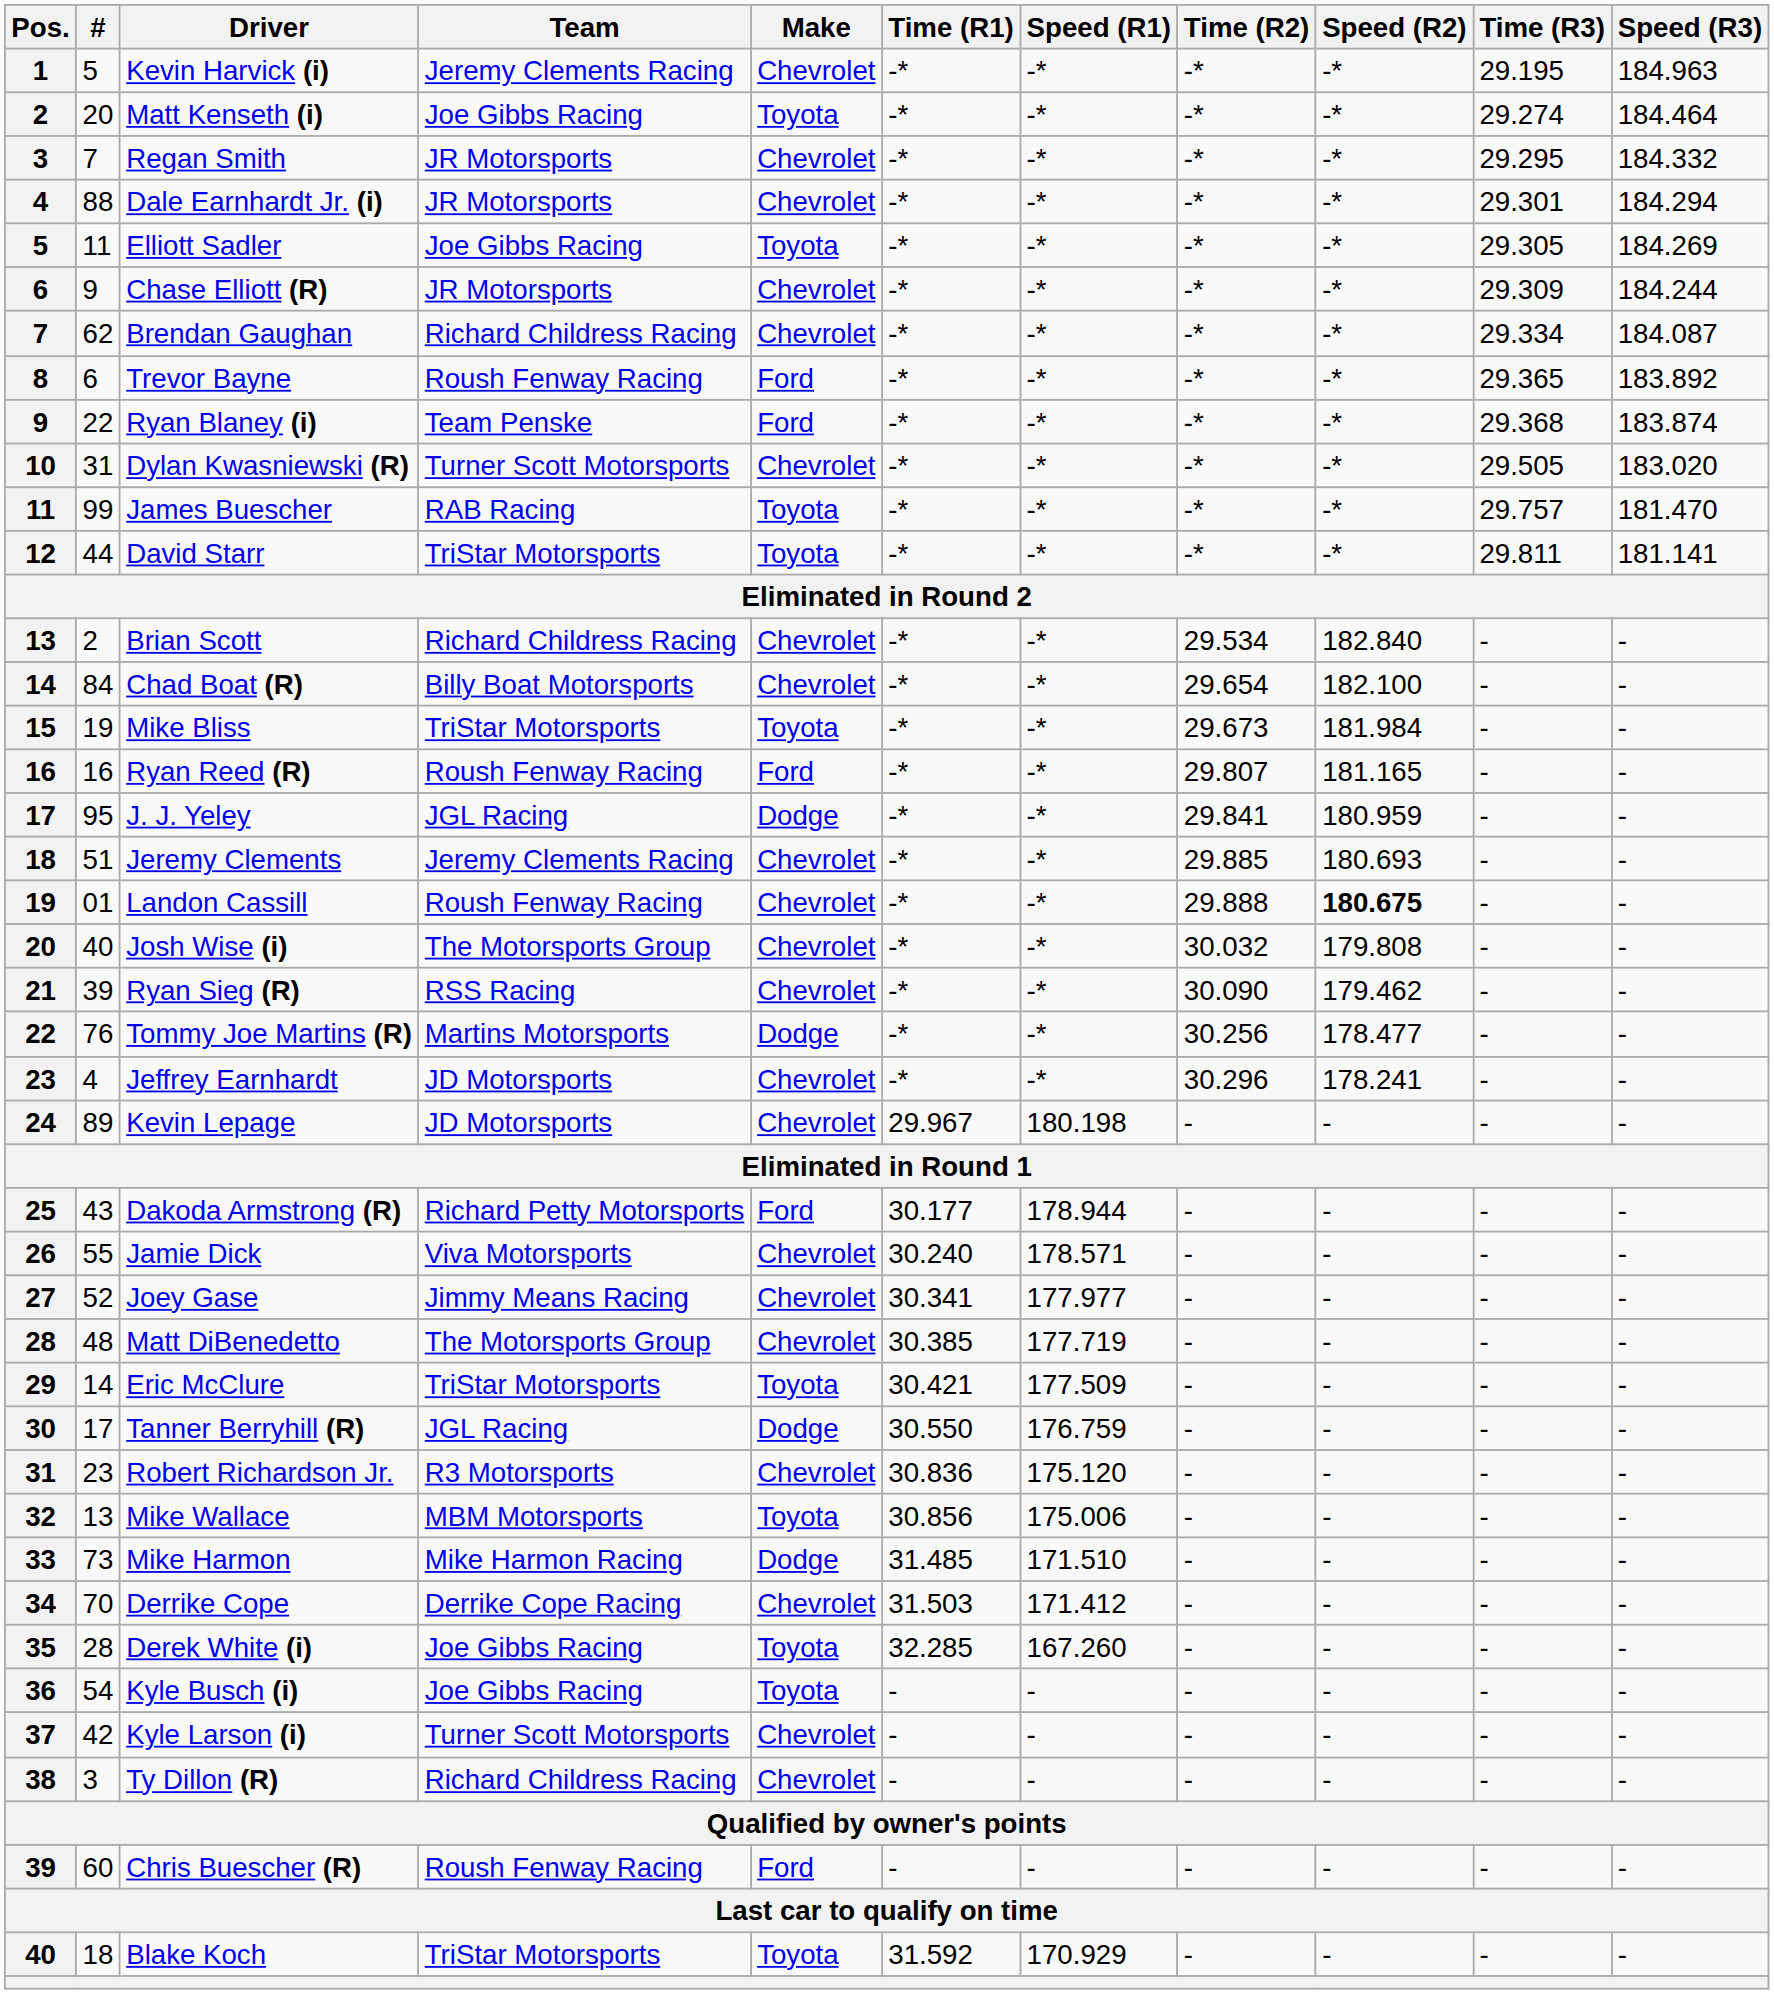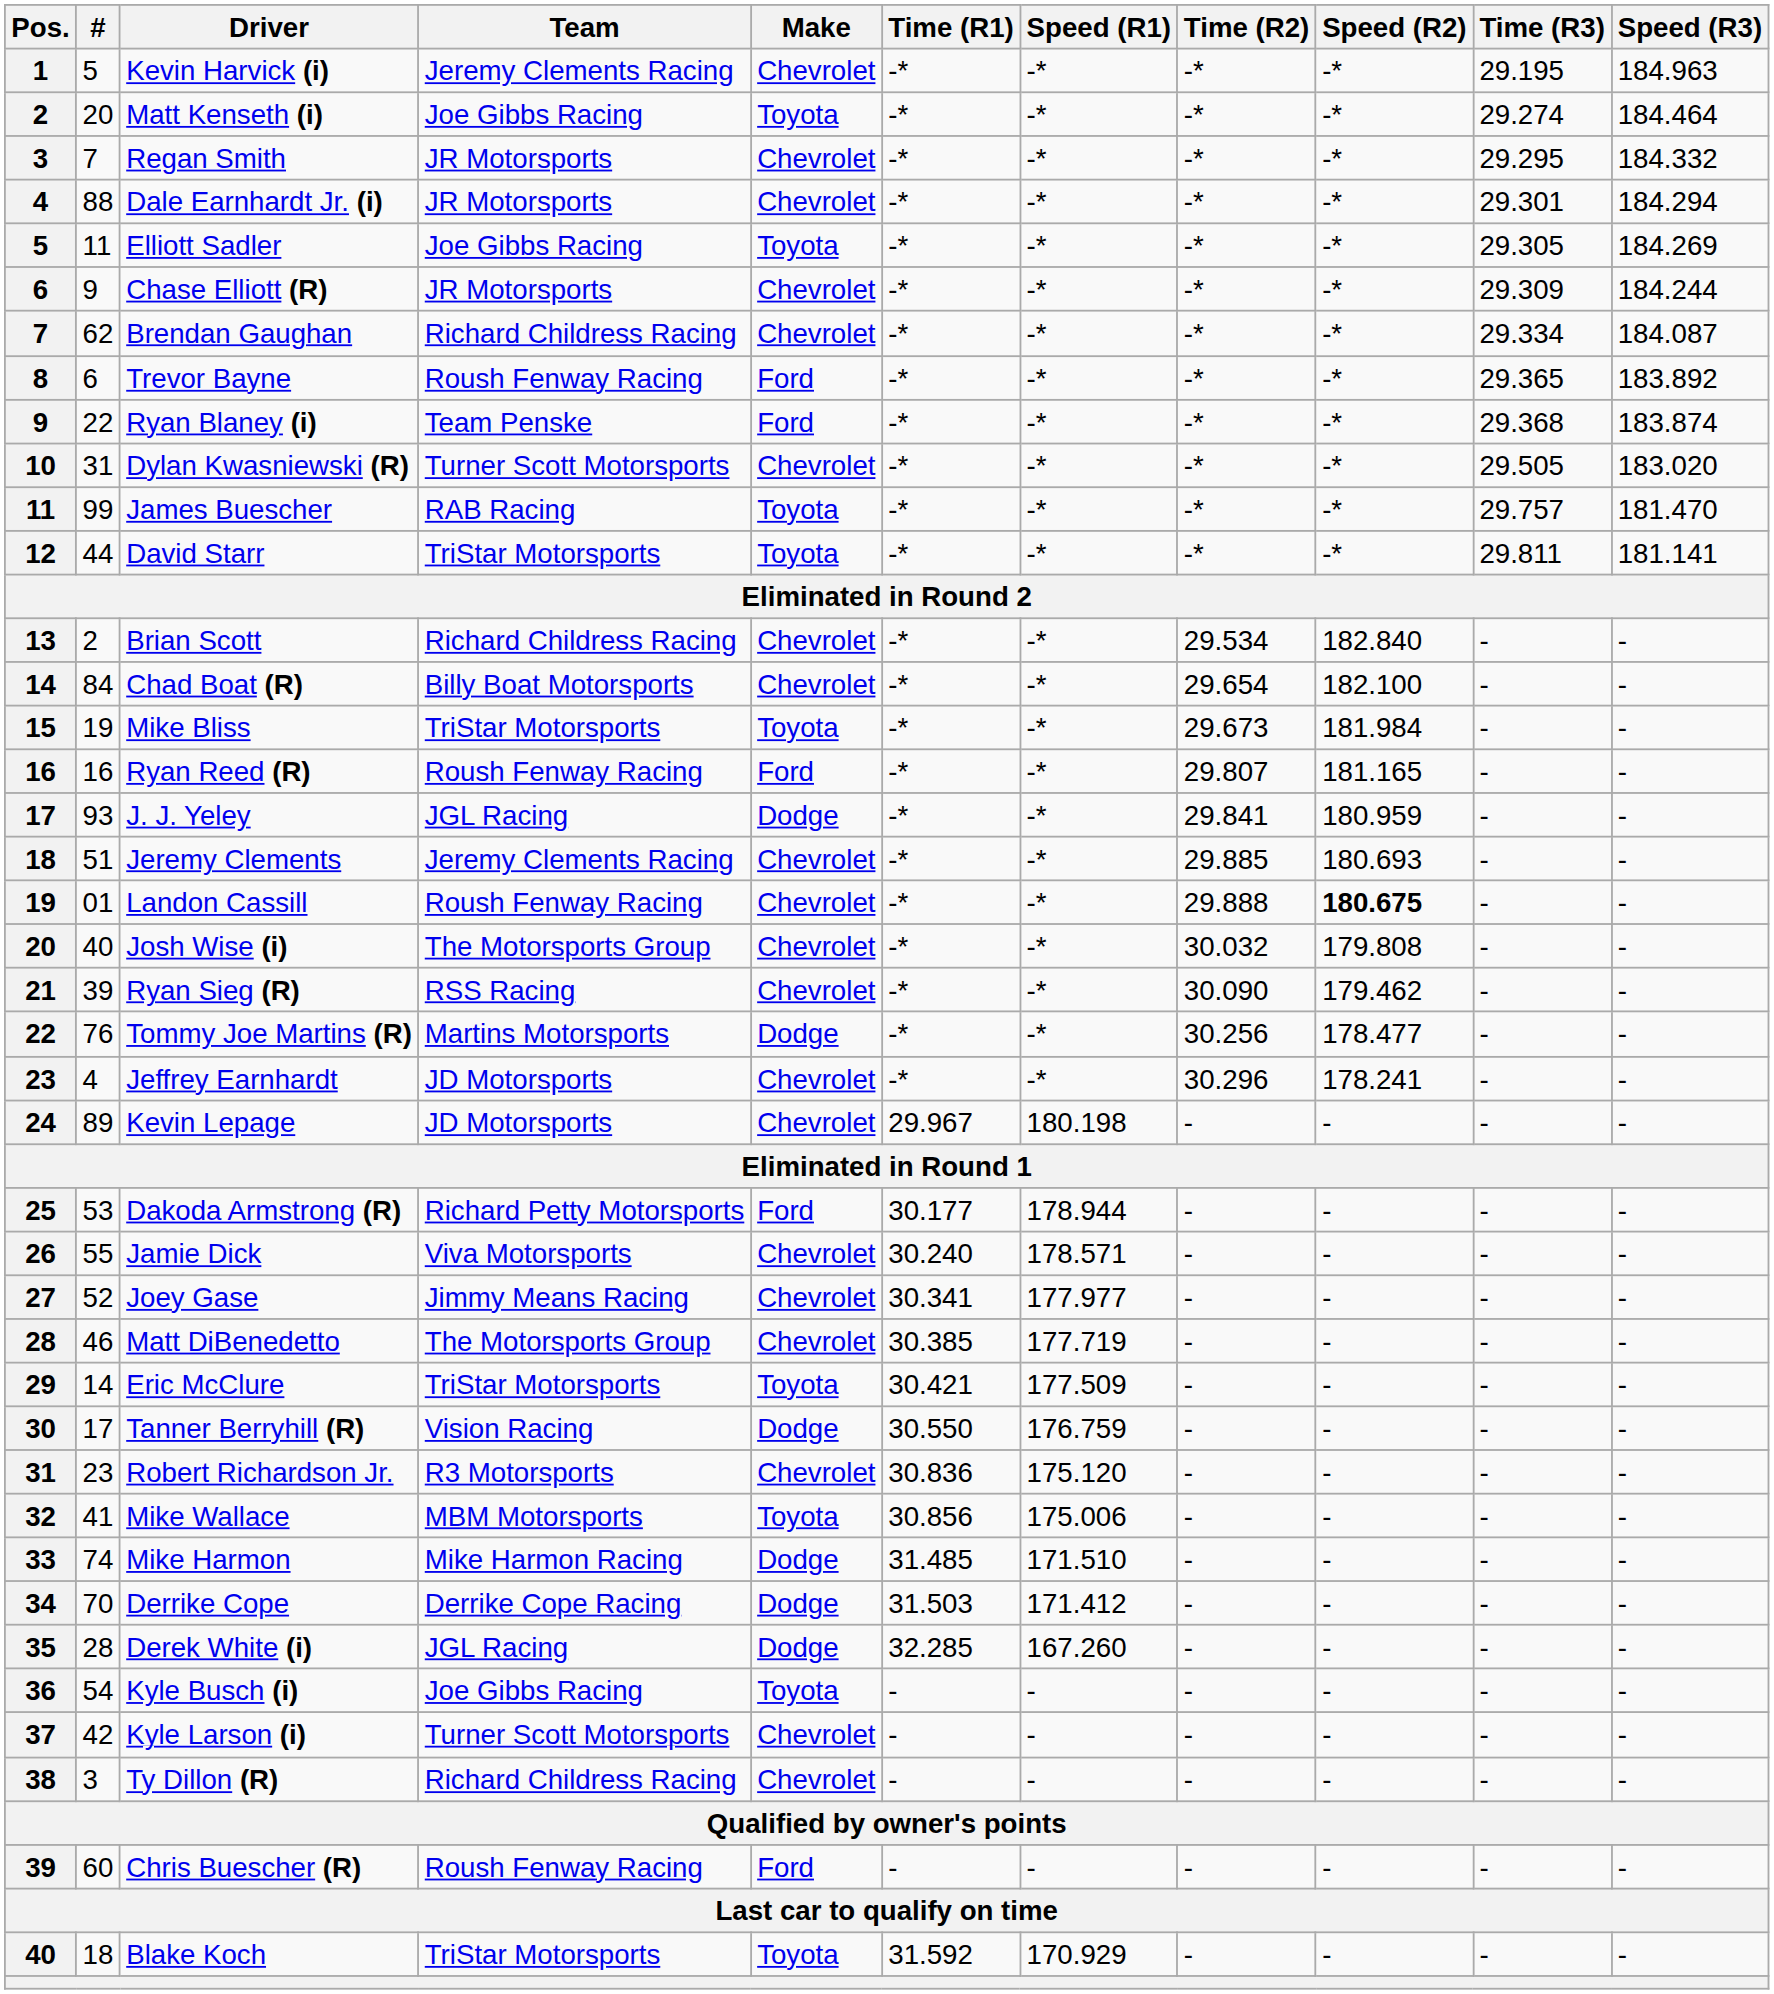(98, 815) 95 -> (98, 815) 93
(98, 1209) 43 -> (98, 1209) 53
(98, 1341) 48 -> (98, 1341) 46
(496, 1428) JGL Racing -> (509, 1428) Vision Racing
(98, 1516) 13 -> (98, 1516) 41
(98, 1560) 73 -> (98, 1560) 74
(816, 1604) Chevrolet -> (798, 1604) Dodge
(534, 1647) Joe Gibbs Racing -> (496, 1647) JGL Racing
(798, 1647) Toyota -> (798, 1647) Dodge
